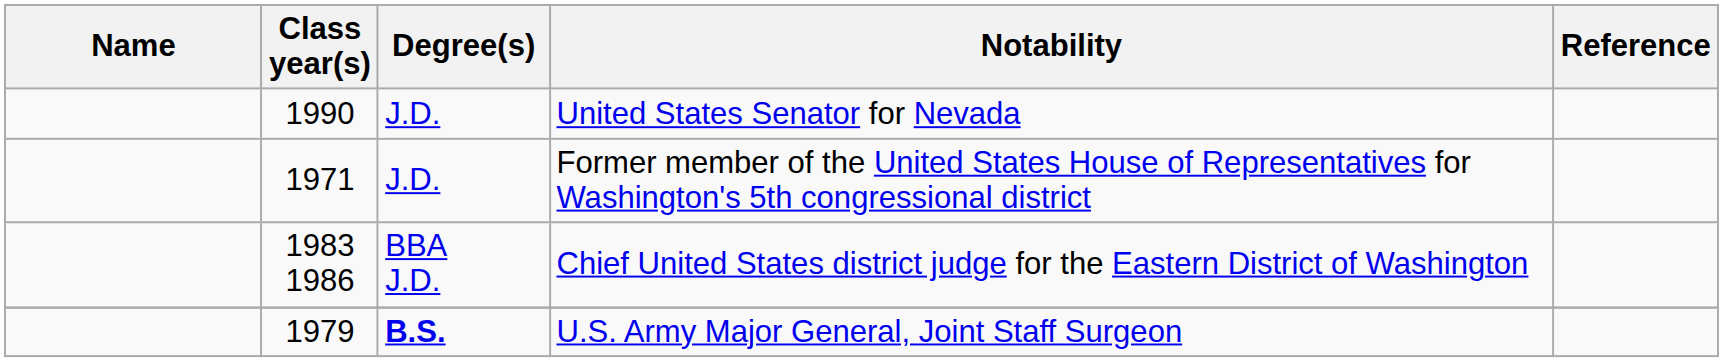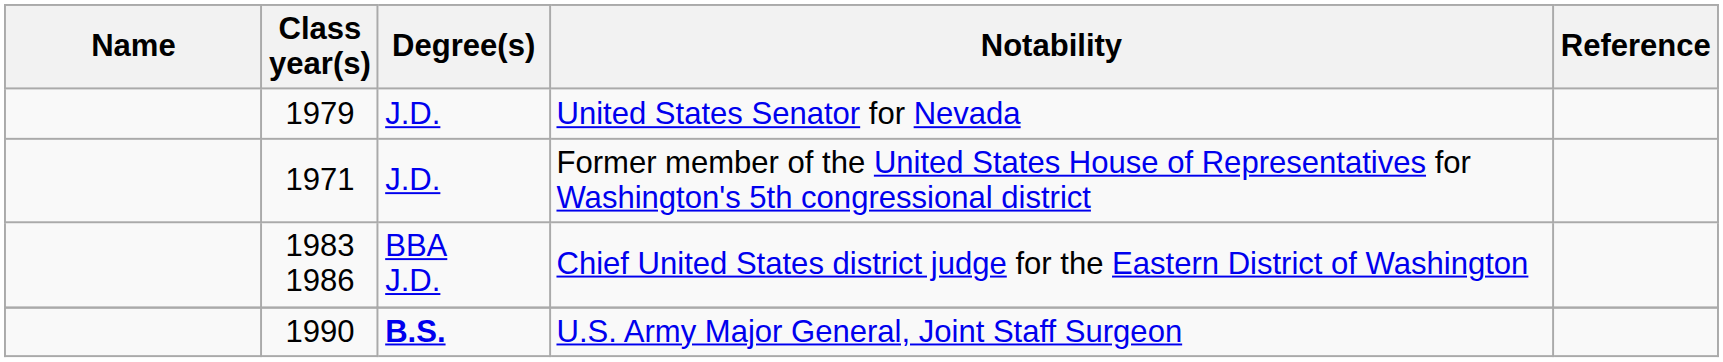(320, 113) 1990 -> (320, 113) 1979
(320, 330) 1979 -> (320, 330) 1990
